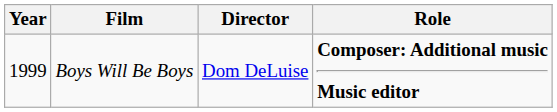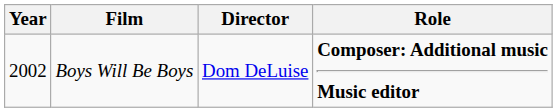(28, 70) 1999 -> (28, 70) 2002
